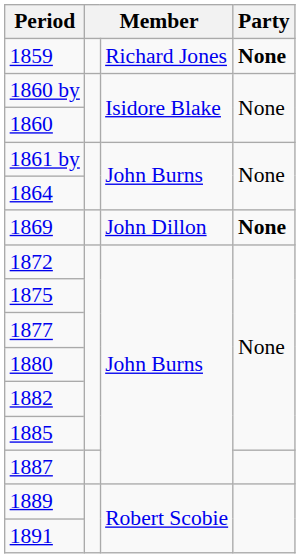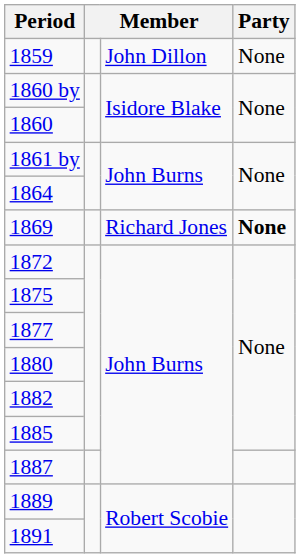(166, 55) Richard Jones -> (156, 55) John Dillon
(262, 55) bold -> (261, 55) normal
(156, 227) John Dillon -> (166, 227) Richard Jones
